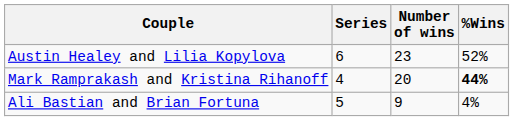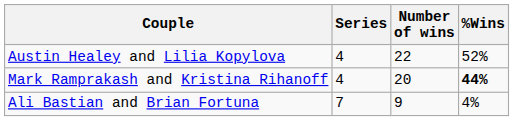(340, 56) 6 -> (340, 56) 4
(403, 56) 23 -> (403, 56) 22
(340, 104) 5 -> (340, 104) 7
